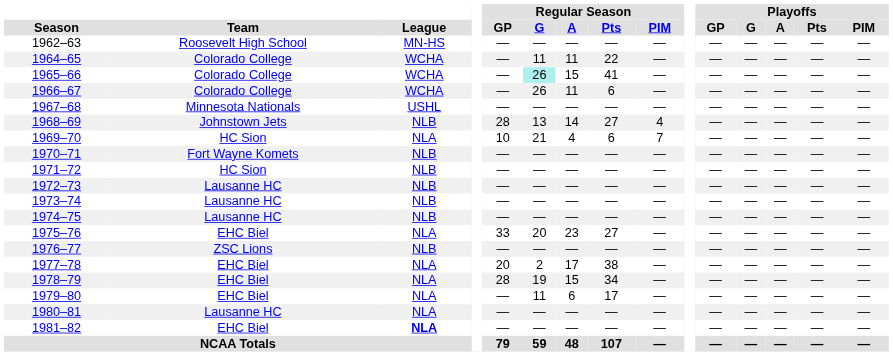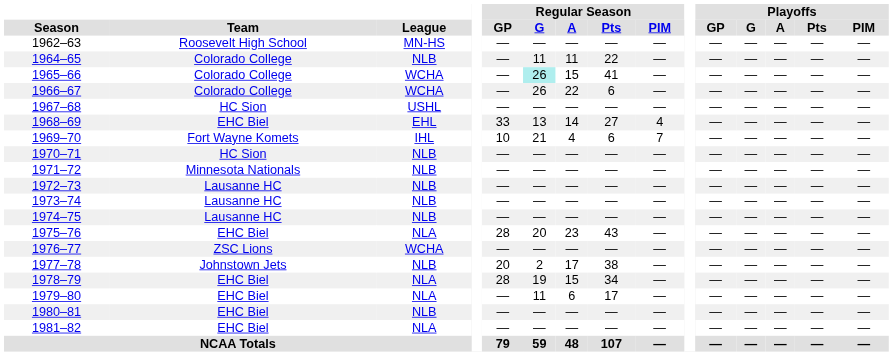(424, 59) WCHA -> (424, 59) NLB
(572, 91) 11 -> (572, 91) 22
(243, 106) Minnesota Nationals -> (243, 106) HC Sion
(243, 122) Johnstown Jets -> (243, 122) EHC Biel
(424, 122) NLB -> (424, 122) EHL
(503, 122) 28 -> (503, 122) 33
(243, 138) HC Sion -> (243, 138) Fort Wayne Komets
(424, 138) NLA -> (424, 138) IHL
(243, 154) Fort Wayne Komets -> (243, 154) HC Sion
(243, 170) HC Sion -> (243, 170) Minnesota Nationals
(503, 233) 33 -> (503, 233) 28
(611, 233) 27 -> (611, 233) 43
(424, 249) NLB -> (424, 249) WCHA
(243, 264) EHC Biel -> (243, 264) Johnstown Jets
(424, 264) NLA -> (424, 264) NLB
(243, 312) Lausanne HC -> (243, 312) EHC Biel
(424, 312) NLA -> (424, 312) NLB
(424, 328) bold -> (424, 328) normal
